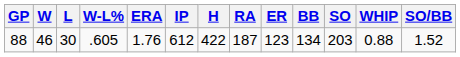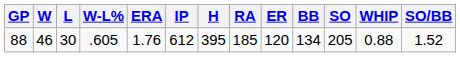(213, 39) 422 -> (213, 39) 395
(245, 39) 187 -> (245, 39) 185
(277, 39) 123 -> (277, 39) 120
(340, 39) 203 -> (340, 39) 205
